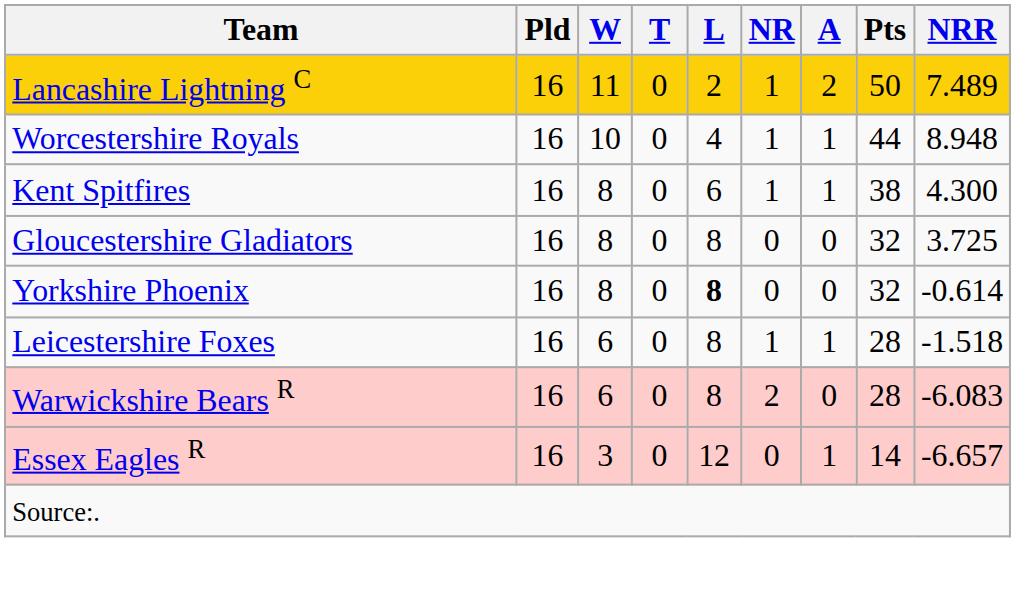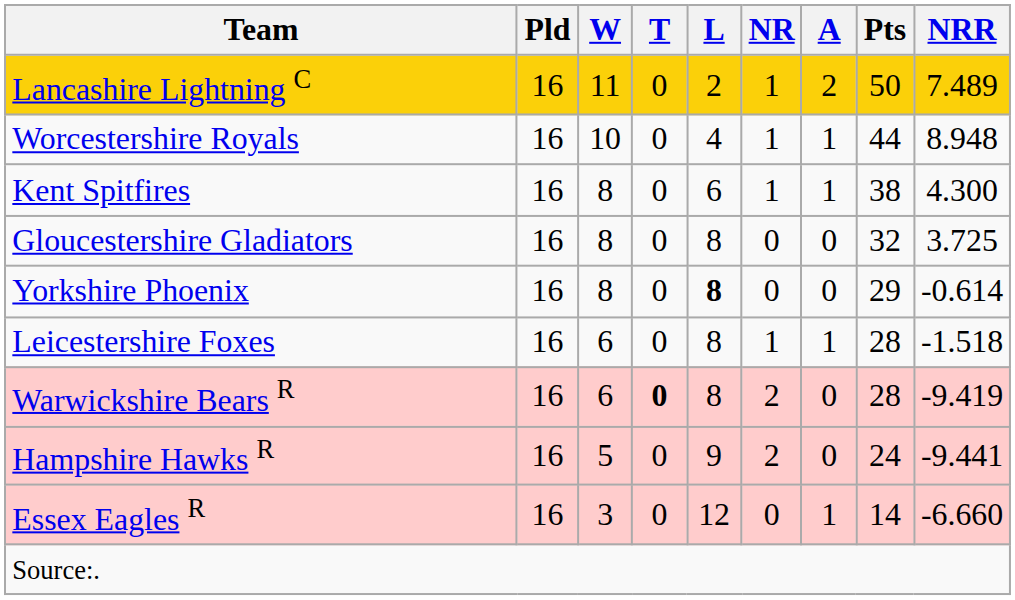(885, 290) 32 -> (885, 290) 29
(660, 396) normal -> (660, 396) bold
(962, 396) -6.083 -> (962, 396) -9.419
+ row: (143, 455)
(962, 455) -6.657 -> (962, 514) -6.660
